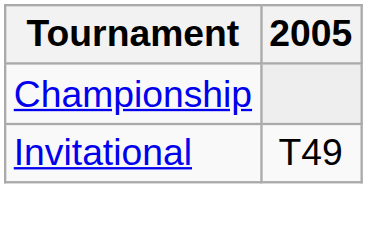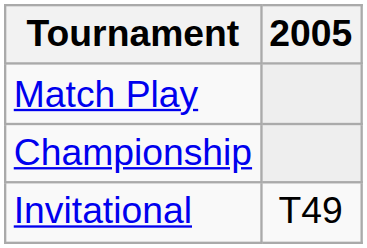+ row: (106, 93)
